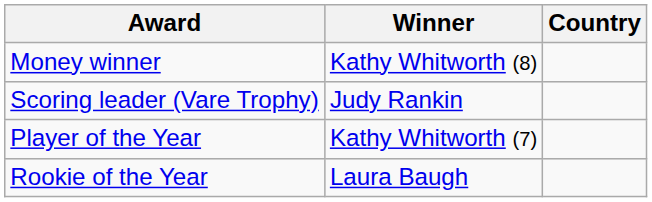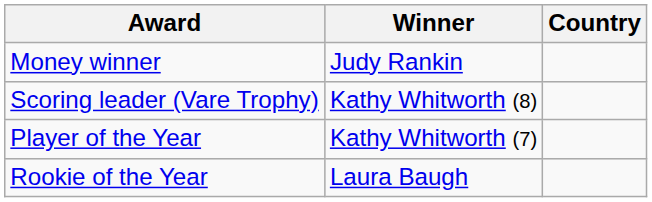(433, 61) Kathy Whitworth (8) -> (396, 61) Judy Rankin
(396, 100) Judy Rankin -> (433, 100) Kathy Whitworth (8)
